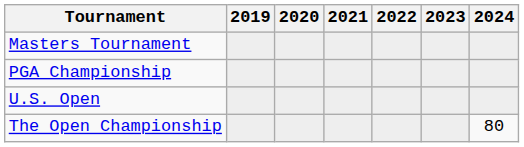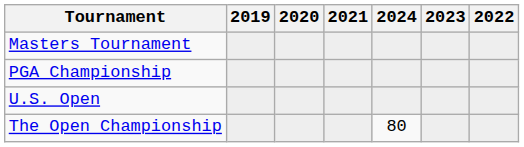columns swapped: (397, 19) <-> (494, 19)
